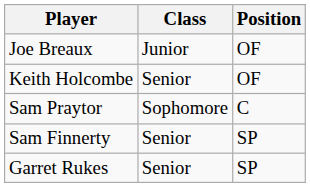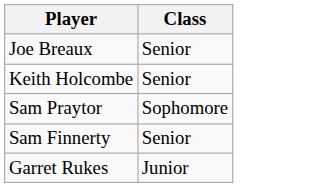- column: (269, 19)
(165, 49) Junior -> (166, 49) Senior
(166, 167) Senior -> (165, 167) Junior
